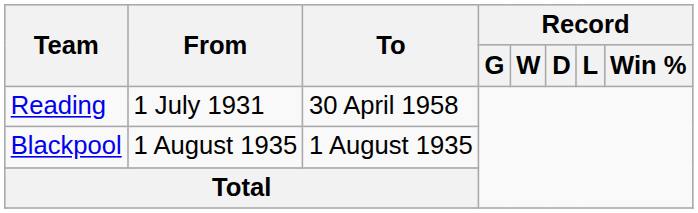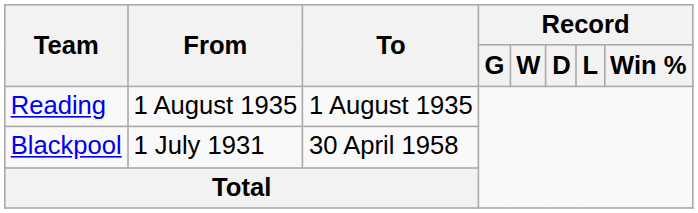(199, 106) 1 July 1931 -> (215, 106) 1 August 1935
(384, 106) 30 April 1958 -> (391, 106) 1 August 1935
(215, 146) 1 August 1935 -> (199, 146) 1 July 1931
(391, 146) 1 August 1935 -> (384, 146) 30 April 1958
